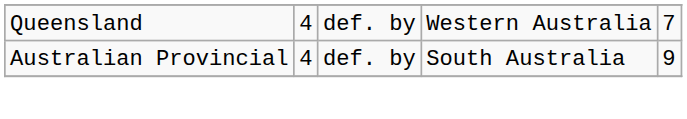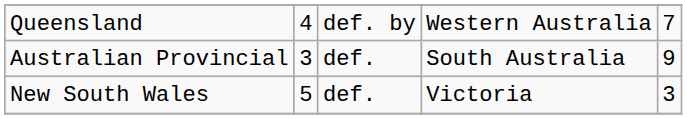(306, 59) 4 -> (306, 59) 3
(369, 59) def. by -> (349, 59) def.
+ row: (110, 95)
